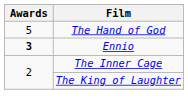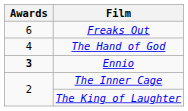+ row: (118, 30)
(29, 30) 5 -> (29, 47) 4
